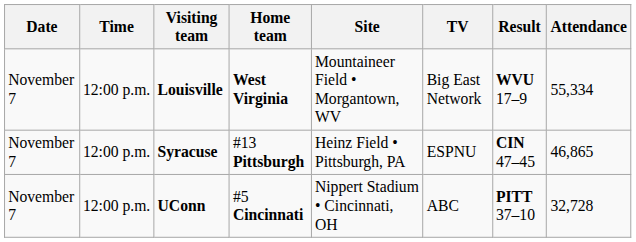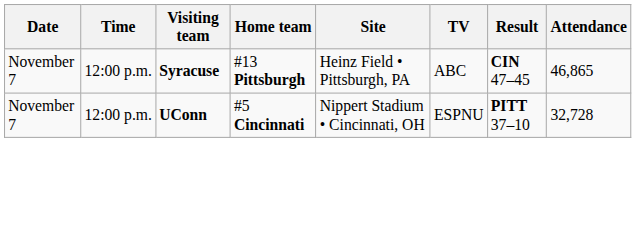- row: (190, 89)
(451, 152) ESPNU -> (450, 71) ABC
(443, 206) ABC -> (459, 115) ESPNU
